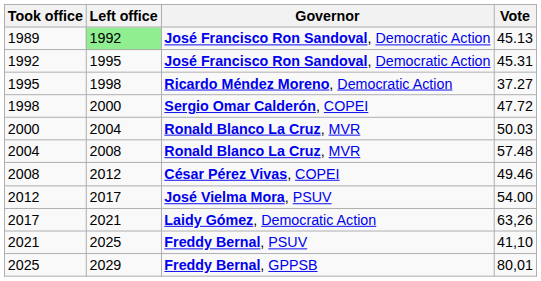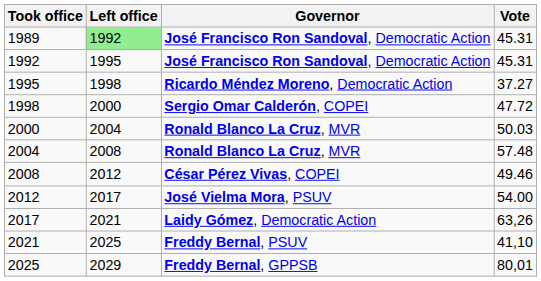(515, 39) 45.13 -> (515, 39) 45.31
